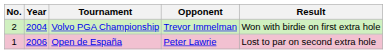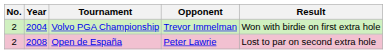(14, 42) 1 -> (14, 42) 2
(37, 42) 2006 -> (37, 42) 2008
